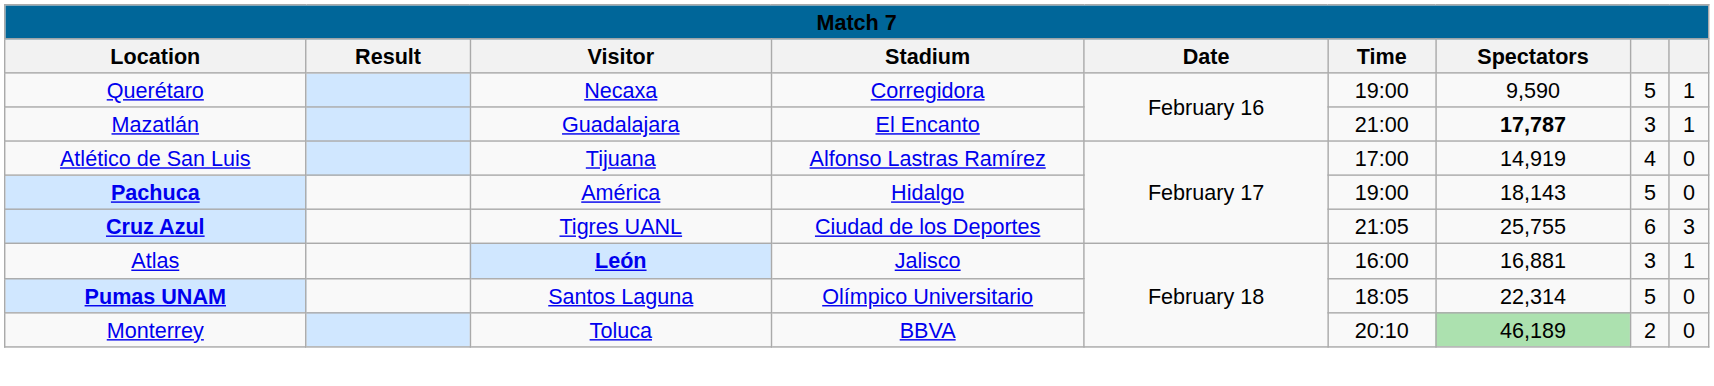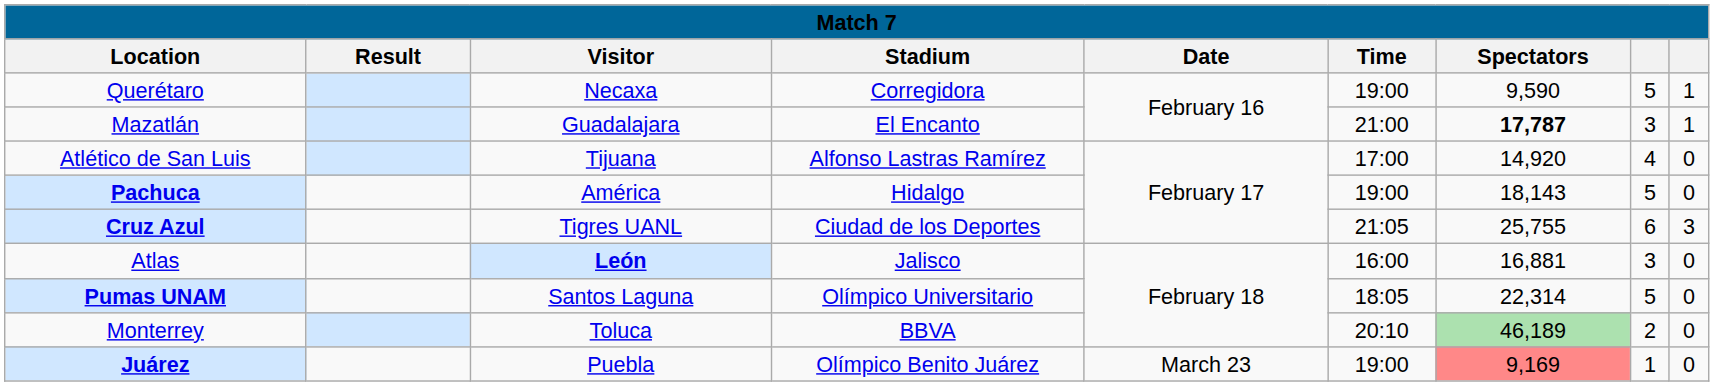(1533, 159) 14,919 -> (1533, 159) 14,920
(1689, 261) 1 -> (1689, 261) 0
+ row: (155, 364)
